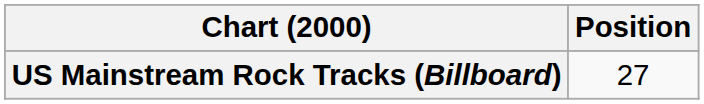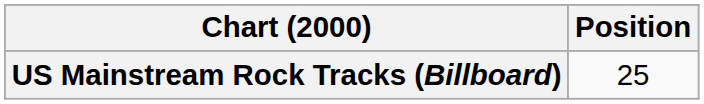(633, 74) 27 -> (633, 74) 25
